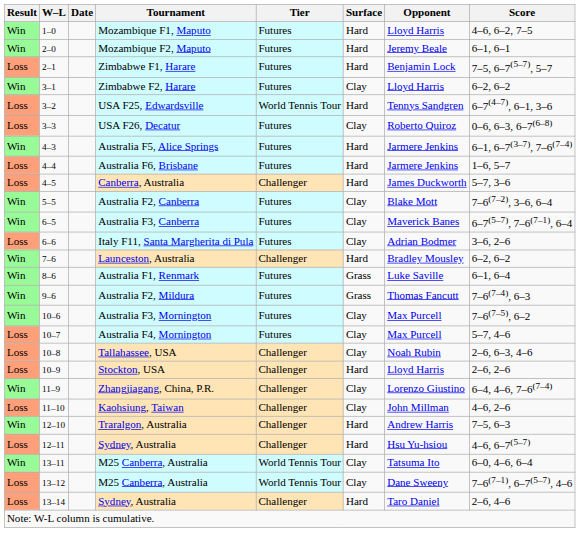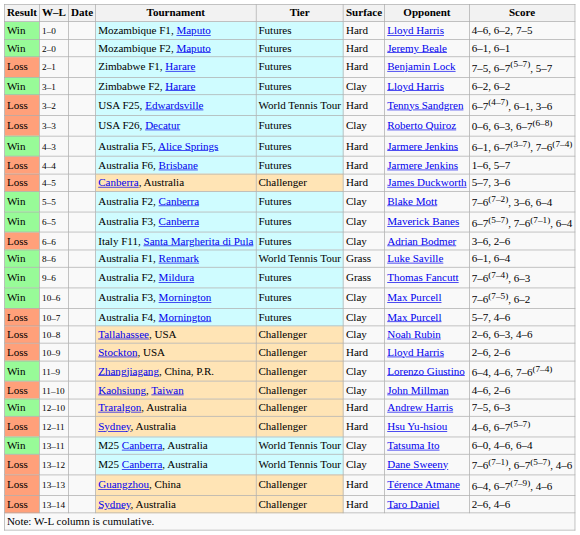- row: (49, 259)
(275, 276) Futures -> (300, 258) World Tennis Tour
+ row: (54, 486)
